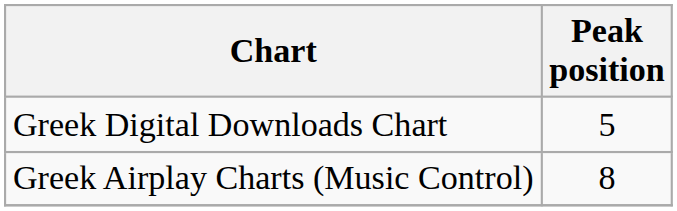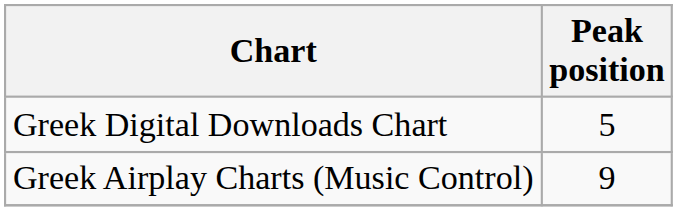(607, 177) 8 -> (607, 177) 9
